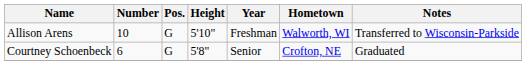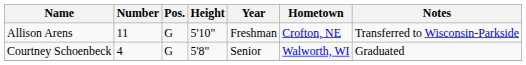(123, 32) 10 -> (122, 32) 11
(316, 32) Walworth, WI -> (312, 32) Crofton, NE
(120, 51) 6 -> (120, 51) 4
(312, 51) Crofton, NE -> (316, 51) Walworth, WI
